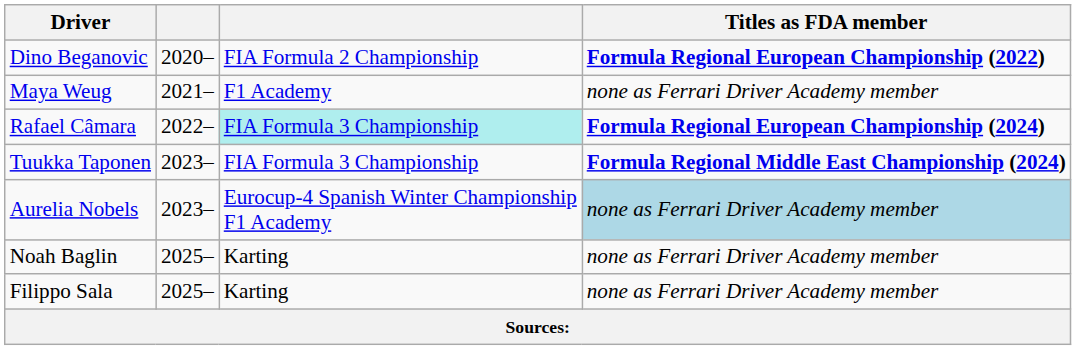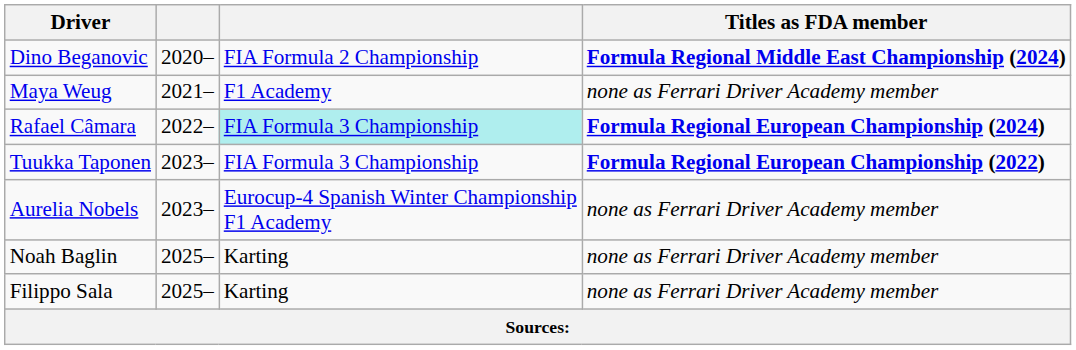(816, 57) Formula Regional European Championship (2022) -> (826, 57) Formula Regional Middle East Championship (2024)
(826, 161) Formula Regional Middle East Championship (2024) -> (816, 161) Formula Regional European Championship (2022)
(762, 209) lightblue background -> (762, 209) no background
